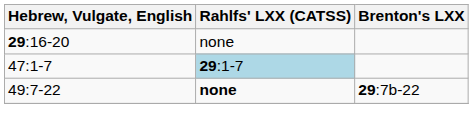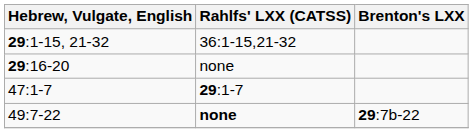+ row: (59, 41)
(221, 66) lightblue background -> (221, 90) no background
